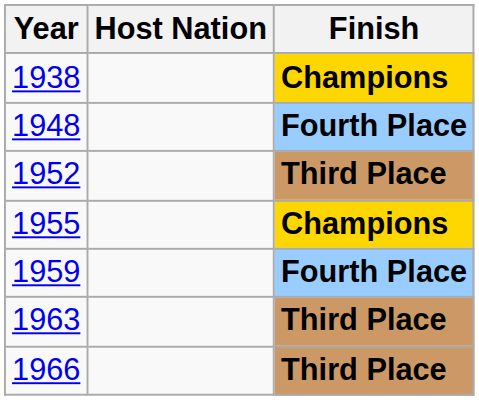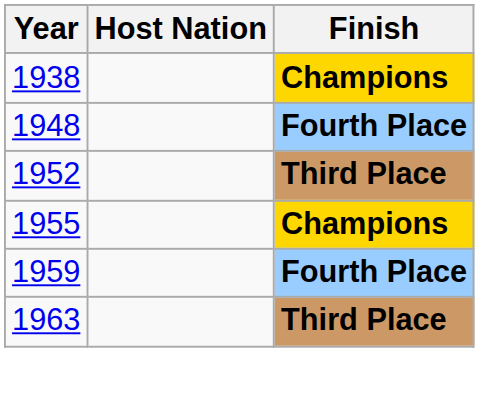- row: (46, 369)
